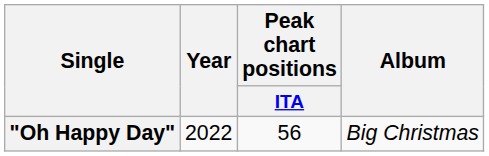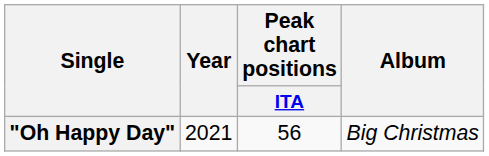(209, 133) 2022 -> (209, 133) 2021
